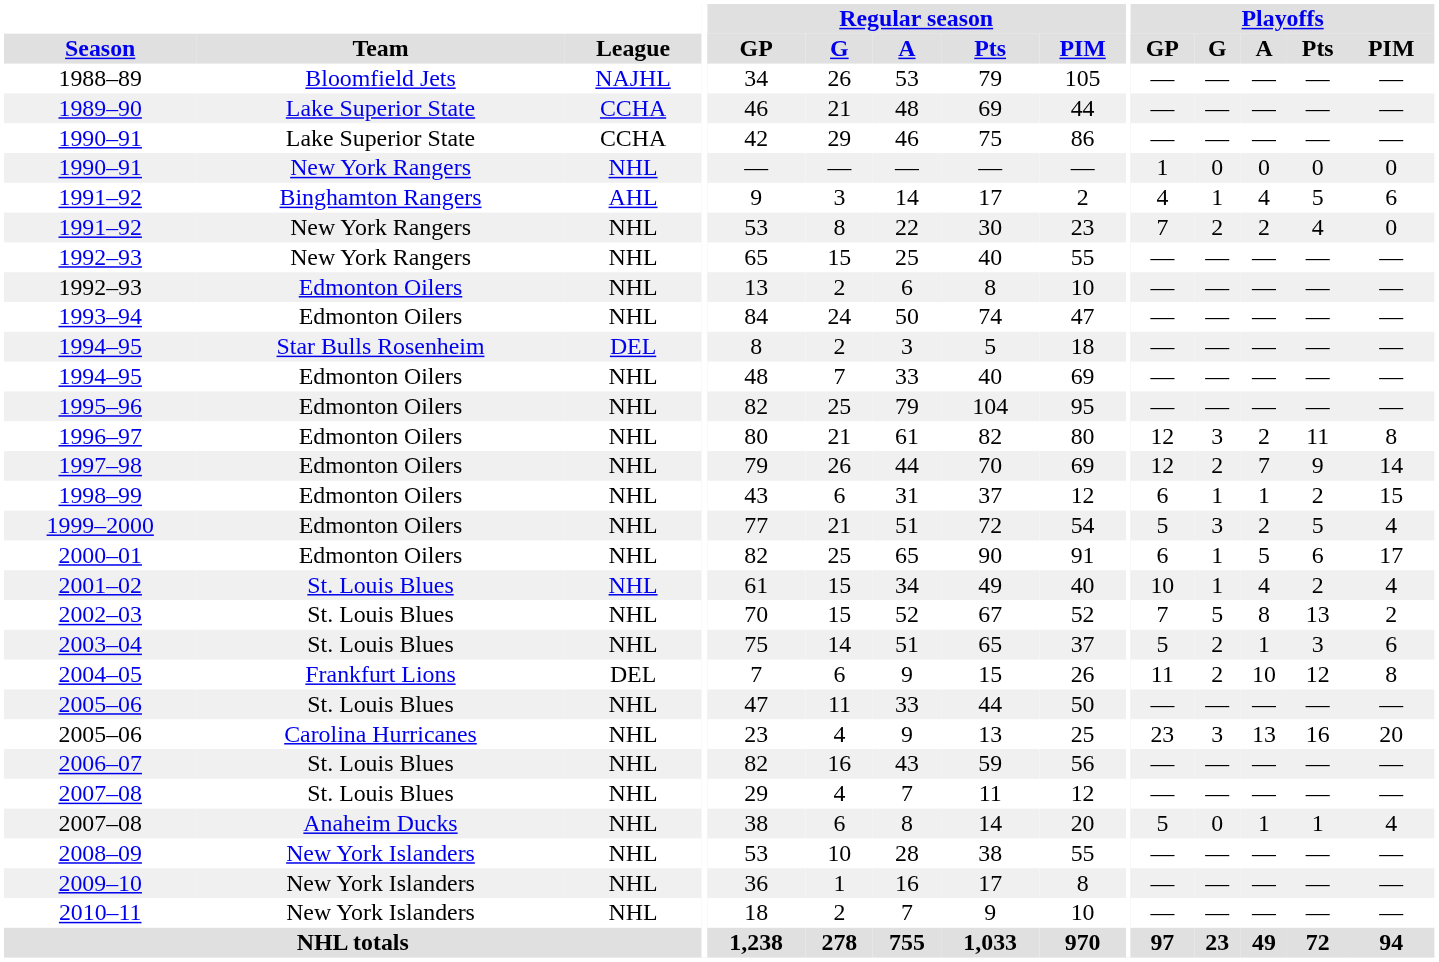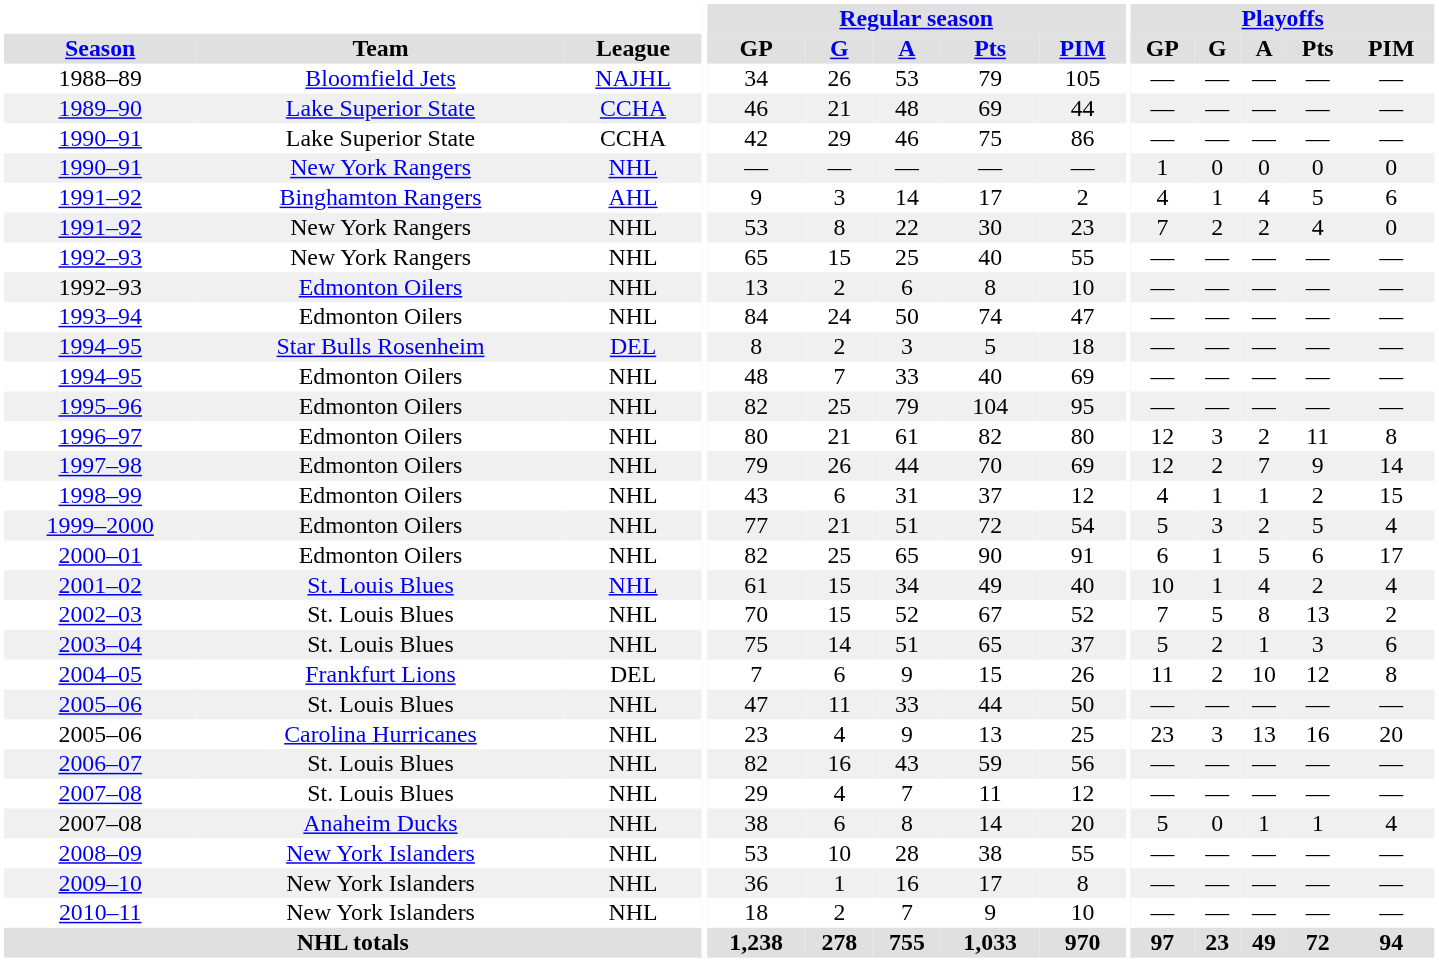(1162, 495) 6 -> (1162, 495) 4
